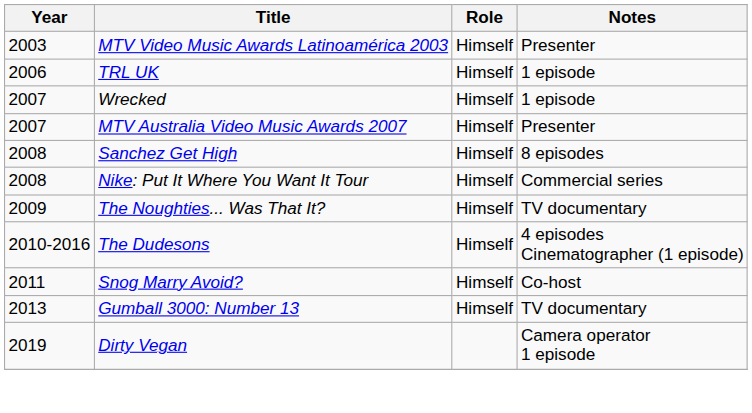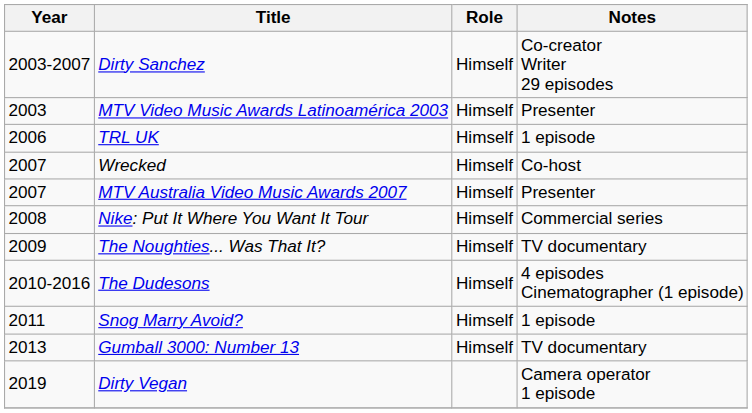+ row: (152, 64)
(558, 99) 1 episode -> (551, 165) Co-host
- row: (168, 153)
(551, 281) Co-host -> (558, 320) 1 episode
